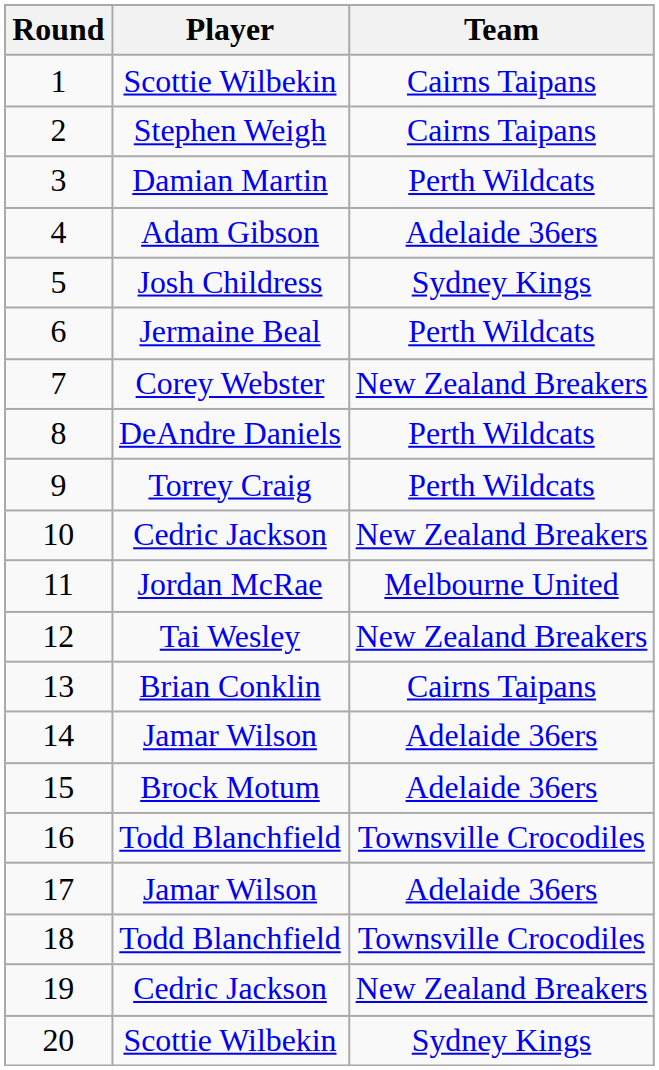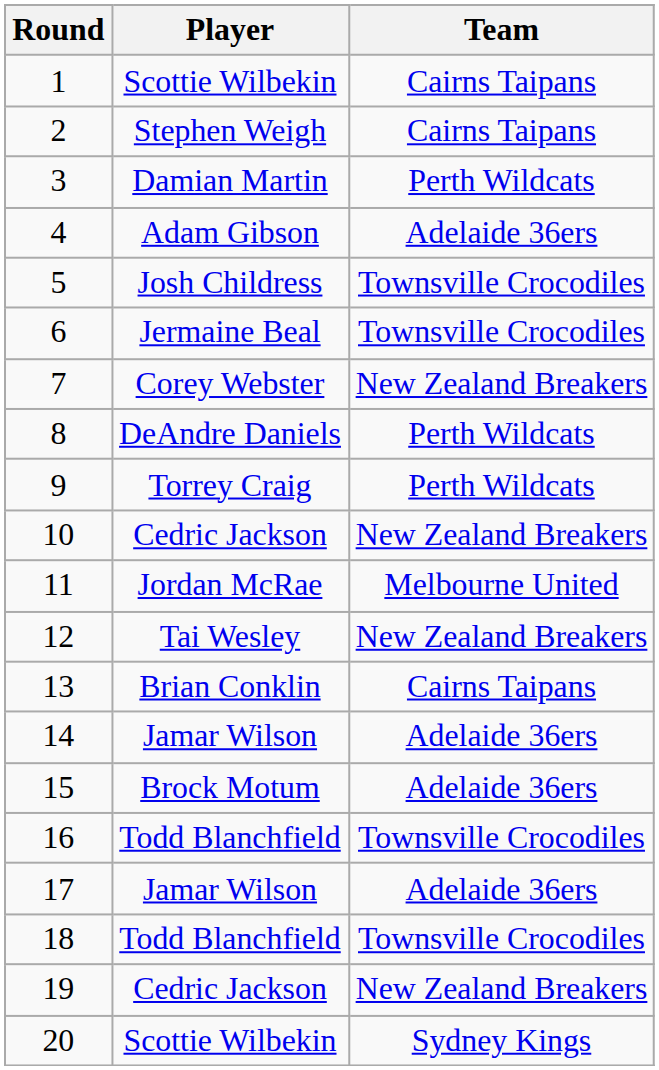(501, 282) Sydney Kings -> (501, 282) Townsville Crocodiles
(502, 332) Perth Wildcats -> (501, 332) Townsville Crocodiles
